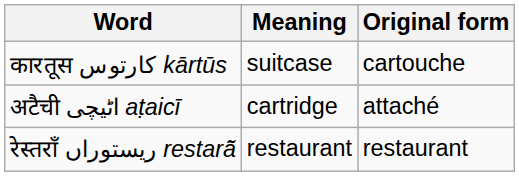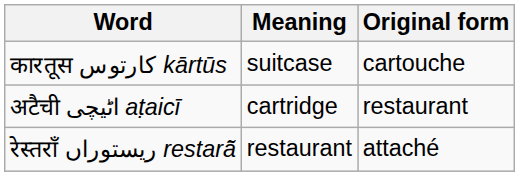(401, 105) attaché -> (415, 105) restaurant
(415, 148) restaurant -> (401, 148) attaché
